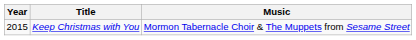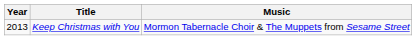(17, 27) 2015 -> (17, 27) 2013
